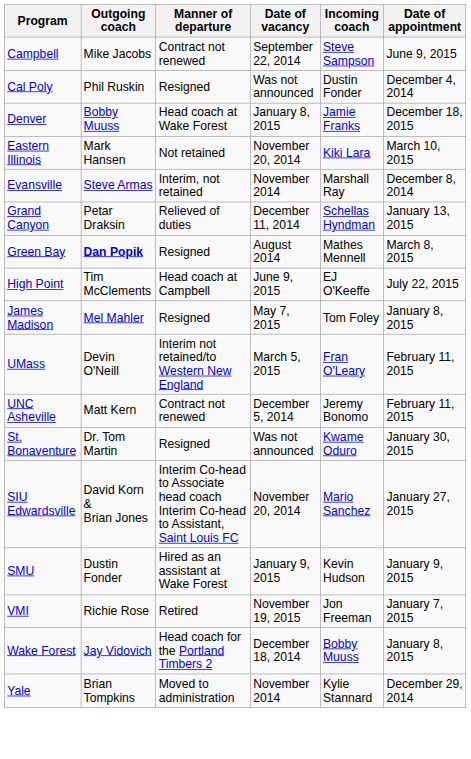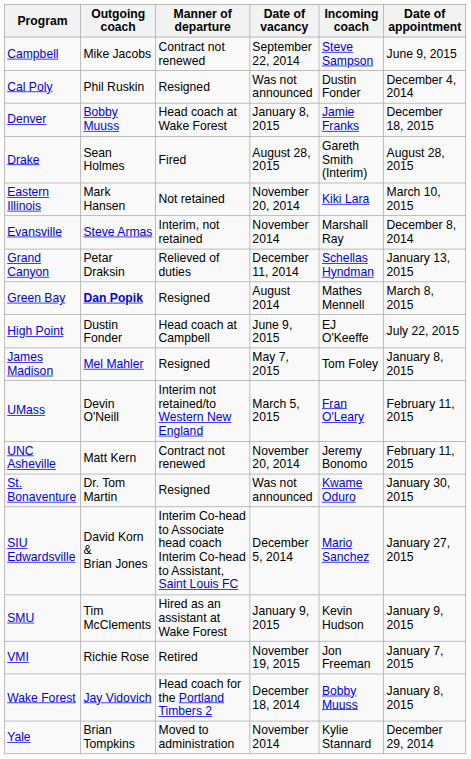+ row: (23, 159)
(117, 284) Tim McClements -> (103, 331) Dustin Fonder
(281, 410) December 5, 2014 -> (280, 457) November 20, 2014
(281, 504) November 20, 2014 -> (280, 550) December 5, 2014
(103, 571) Dustin Fonder -> (117, 618) Tim McClements
